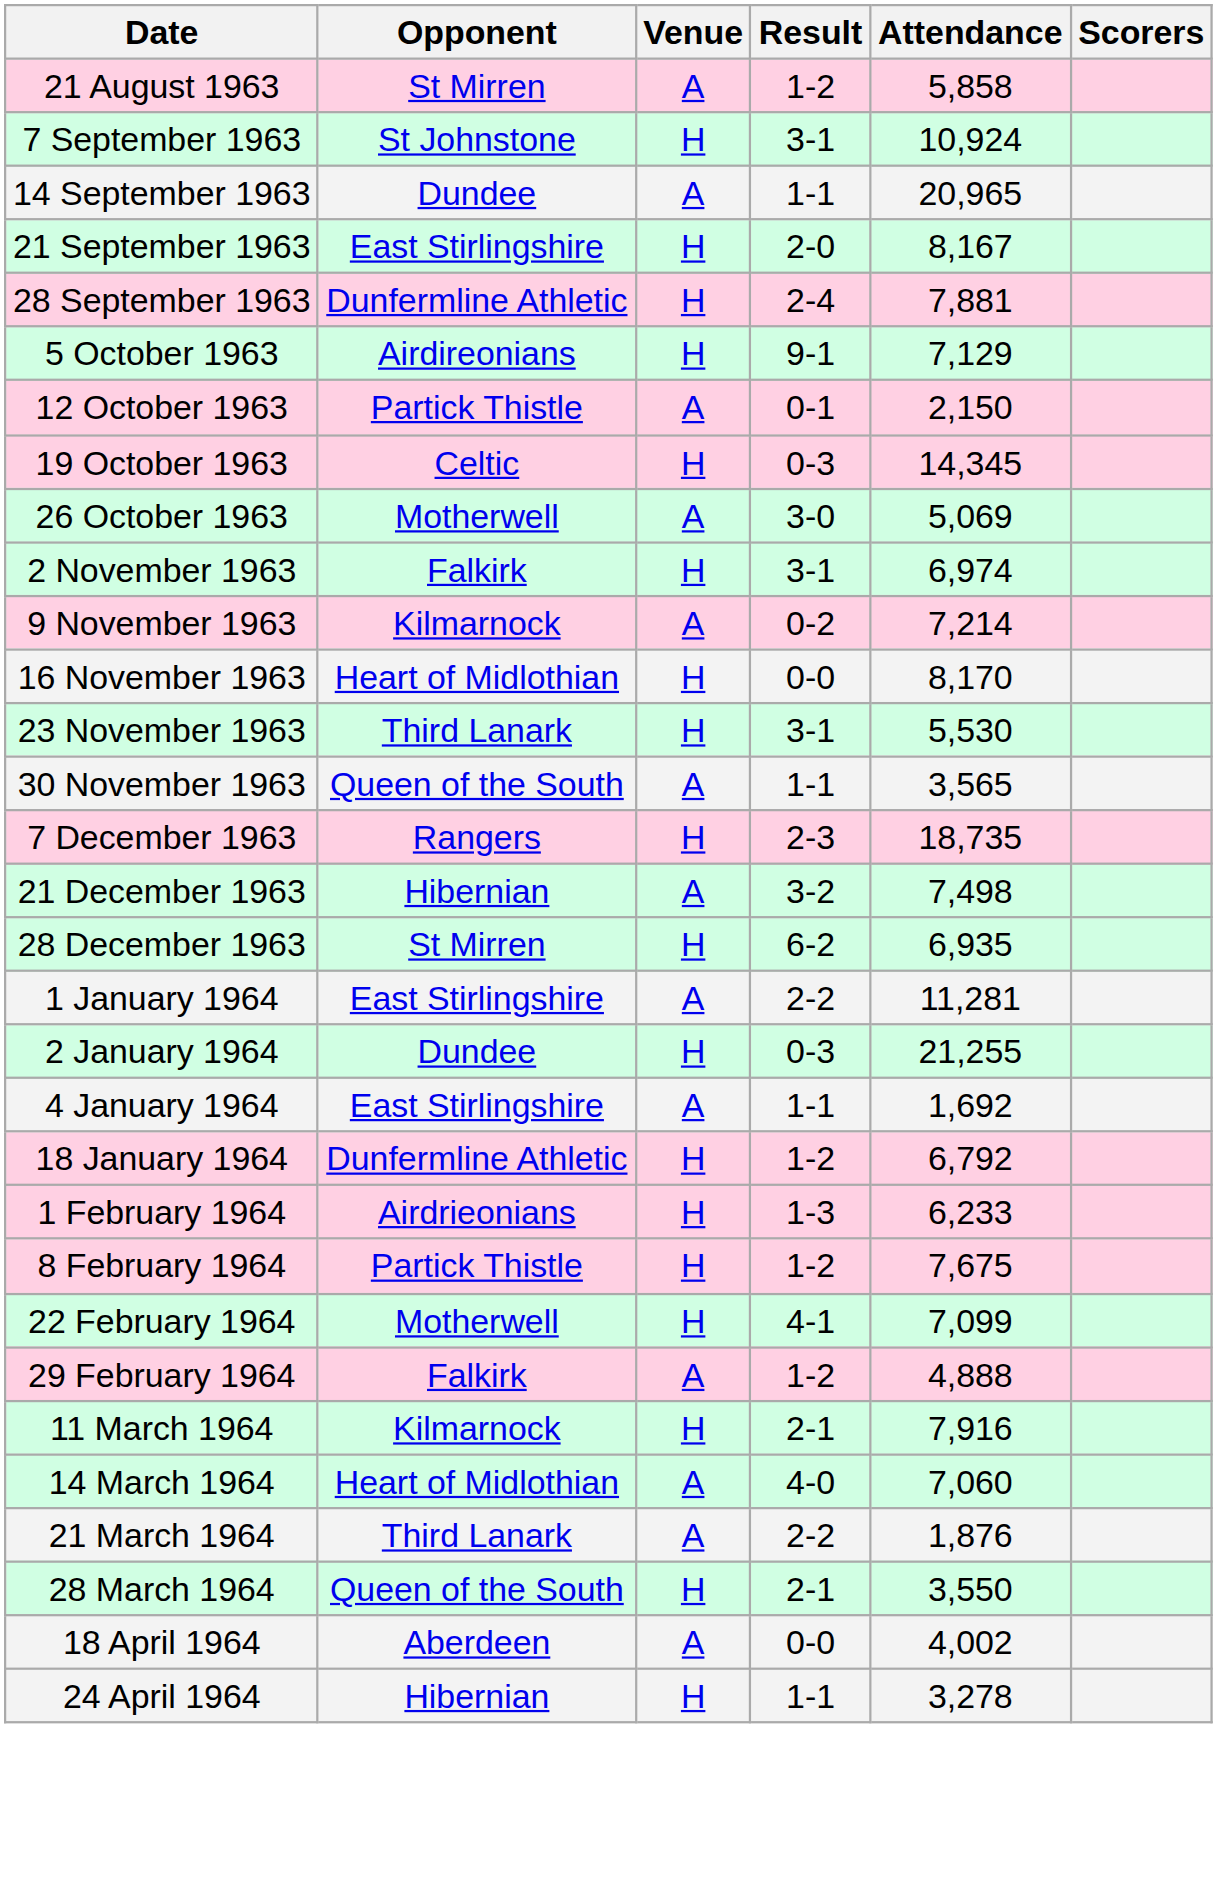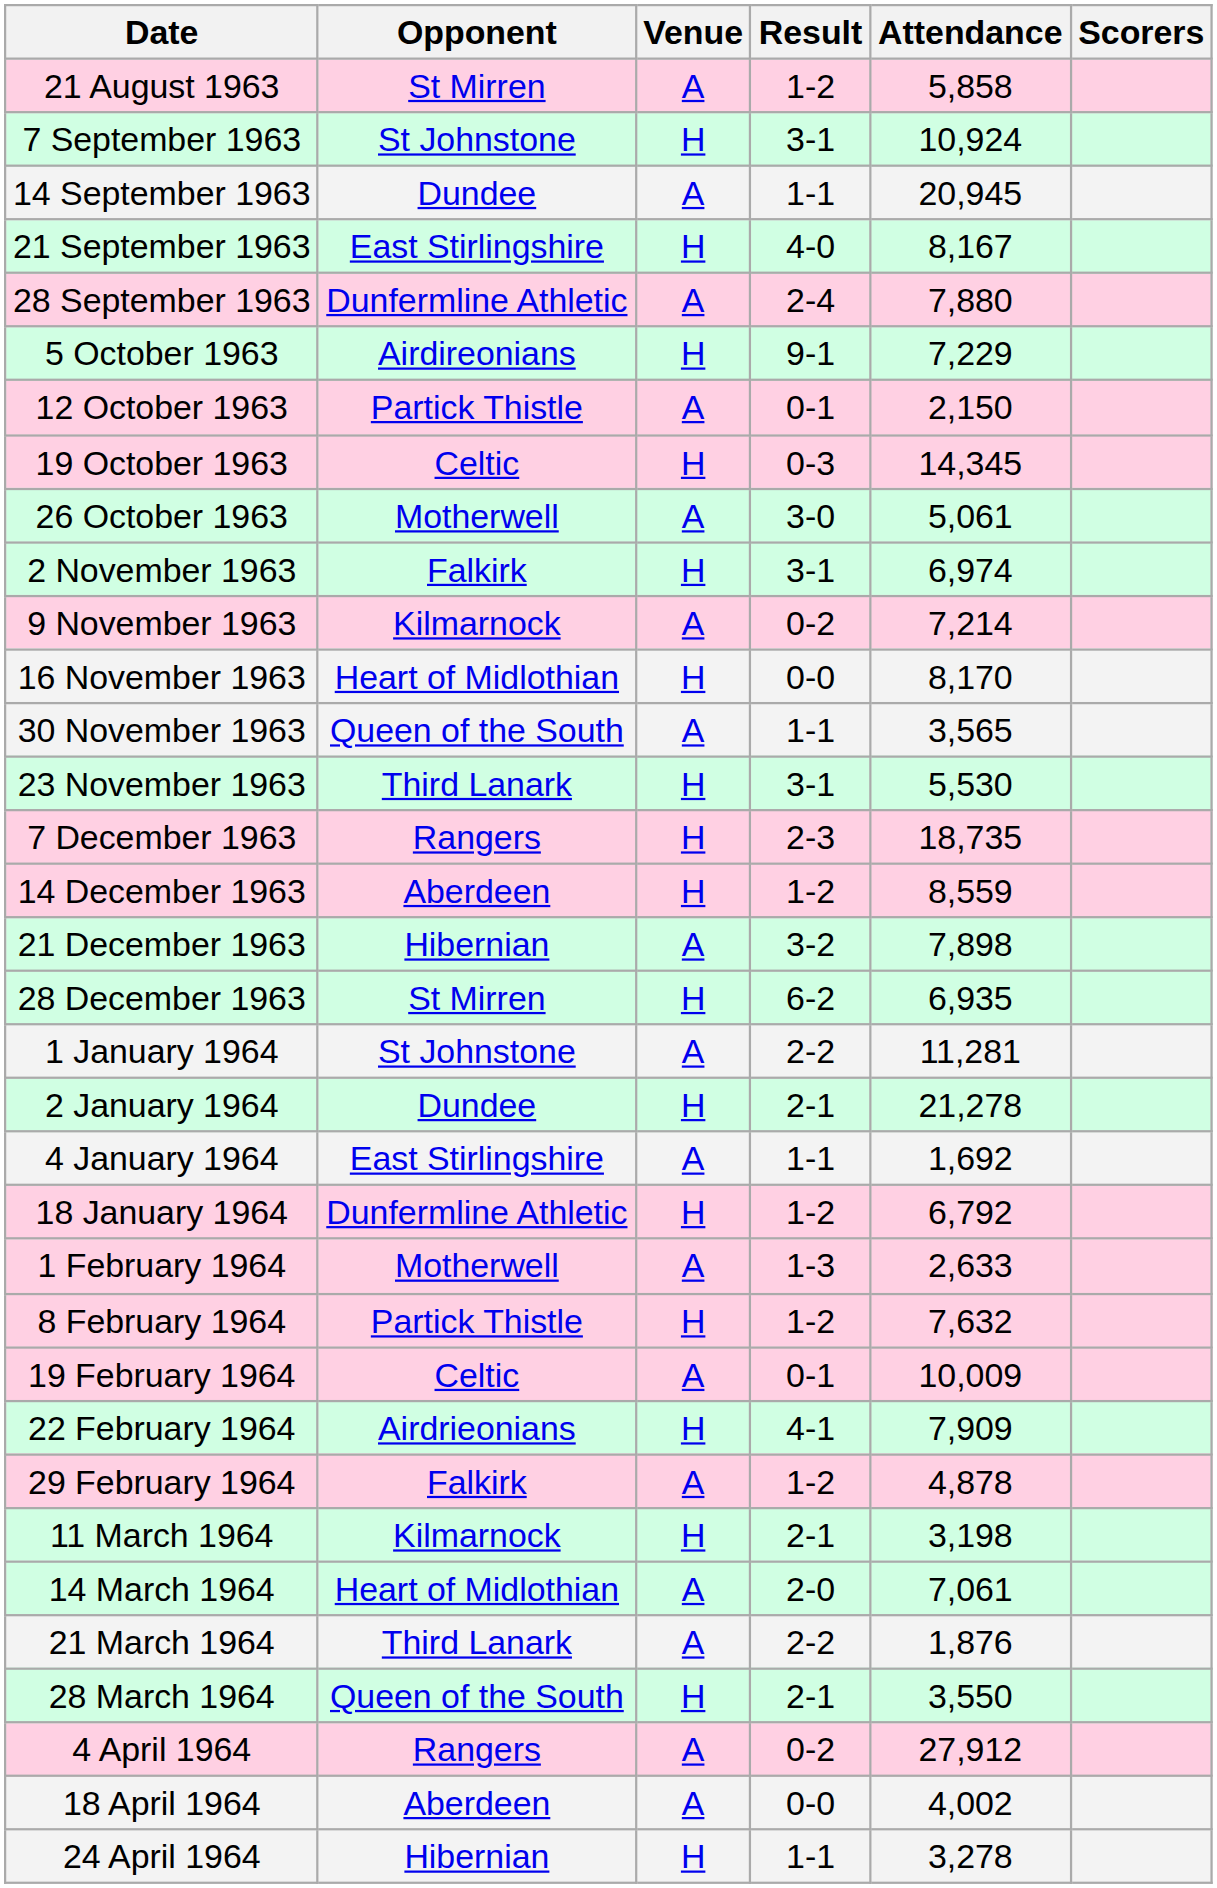(970, 193) 20,965 -> (970, 193) 20,945
(811, 247) 2-0 -> (811, 247) 4-0
(693, 300) H -> (693, 300) A
(970, 300) 7,881 -> (970, 300) 7,880
(970, 354) 7,129 -> (970, 354) 7,229
(970, 515) 5,069 -> (970, 515) 5,061
rows swapped: (162, 730) <-> (162, 783)
+ row: (162, 891)
(970, 891) 7,498 -> (970, 944) 7,898
(477, 998) East Stirlingshire -> (477, 1052) St Johnstone
(811, 1052) 0-3 -> (811, 1105) 2-1
(970, 1052) 21,255 -> (970, 1105) 21,278
(477, 1213) Airdrieonians -> (477, 1266) Motherwell
(693, 1213) H -> (693, 1266) A
(970, 1213) 6,233 -> (970, 1266) 2,633
(970, 1266) 7,675 -> (970, 1320) 7,632
+ row: (162, 1374)
(477, 1320) Motherwell -> (477, 1427) Airdrieonians
(970, 1320) 7,099 -> (970, 1427) 7,909
(970, 1374) 4,888 -> (970, 1481) 4,878
(970, 1427) 7,916 -> (970, 1535) 3,198
(811, 1481) 4-0 -> (811, 1588) 2-0
(970, 1481) 7,060 -> (970, 1588) 7,061
+ row: (162, 1749)
